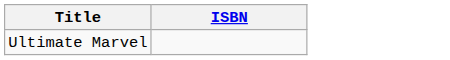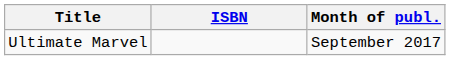+ column: (376, 17)
